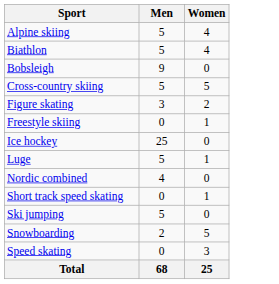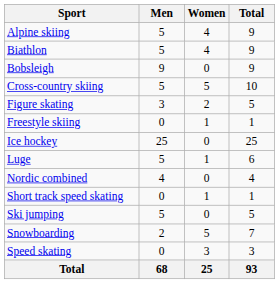+ column: (252, 13)
